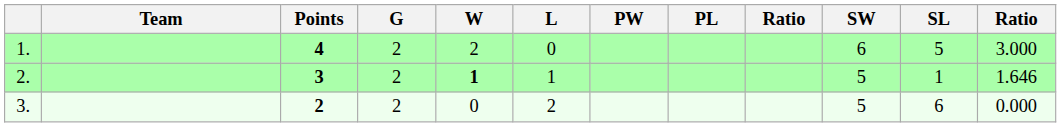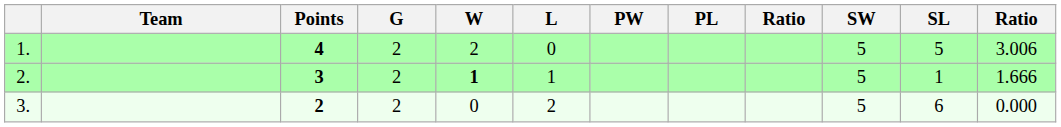(861, 48) 6 -> (861, 48) 5
(1016, 48) 3.000 -> (1016, 48) 3.006
(1016, 77) 1.646 -> (1016, 77) 1.666
